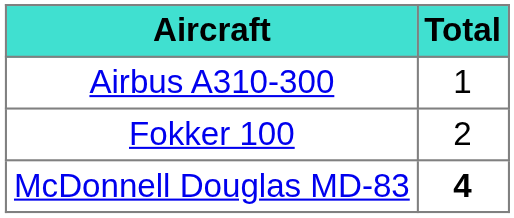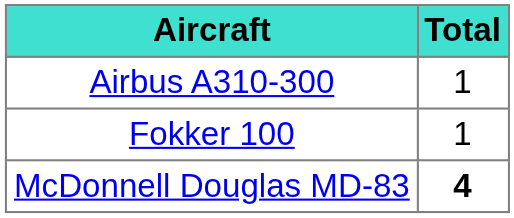(463, 133) 2 -> (463, 133) 1
